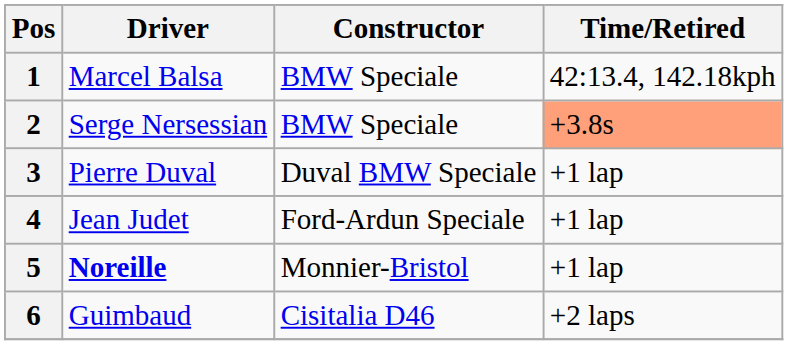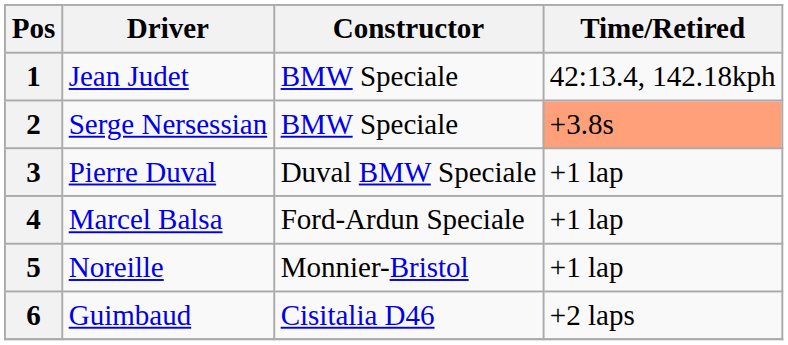(146, 76) Marcel Balsa -> (129, 76) Jean Judet
(129, 220) Jean Judet -> (146, 220) Marcel Balsa
(118, 267) bold -> (116, 267) normal
